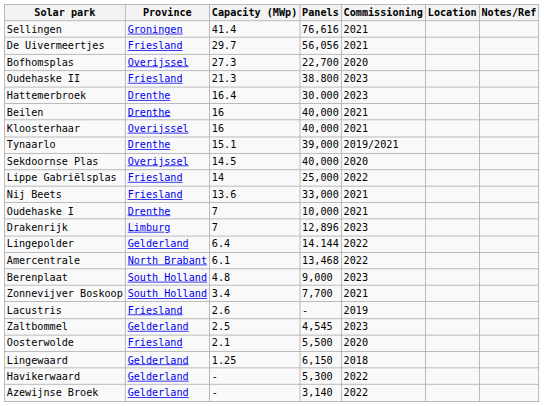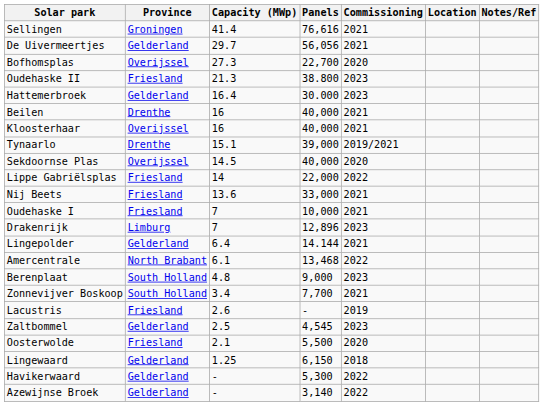(155, 46) Friesland -> (158, 46) Gelderland
(149, 95) Drenthe -> (158, 95) Gelderland
(320, 178) 25,000 -> (320, 178) 22,000
(149, 211) Drenthe -> (155, 211) Friesland
(356, 244) 2022 -> (356, 244) 2021
